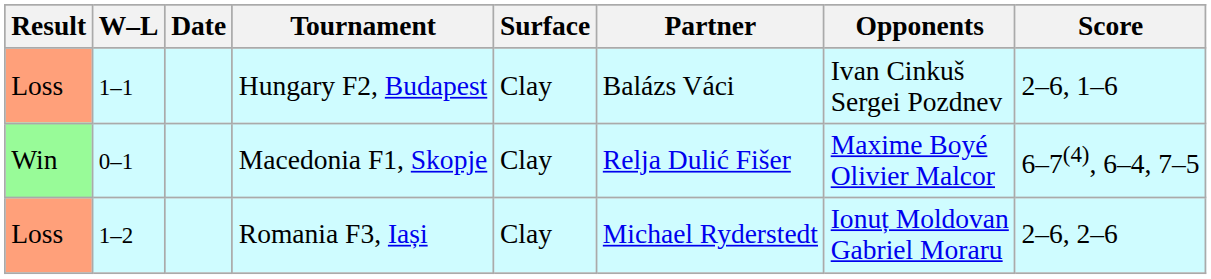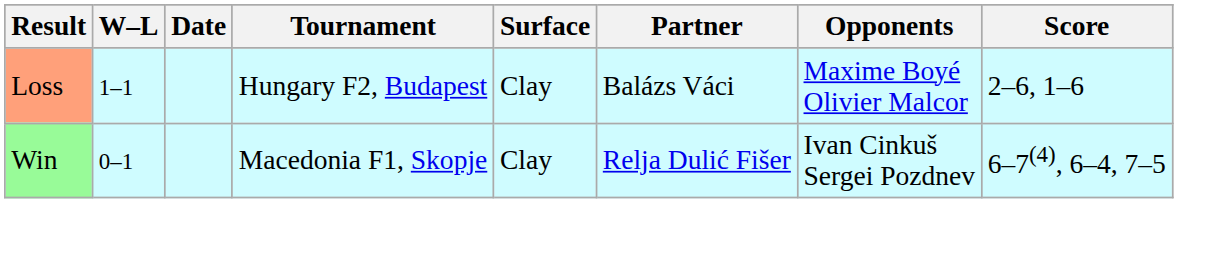(916, 85) Ivan Cinkuš Sergei Pozdnev -> (886, 85) Maxime Boyé Olivier Malcor
(913, 160) Maxime Boyé Olivier Malcor -> (889, 160) Ivan Cinkuš Sergei Pozdnev
- row: (333, 234)
